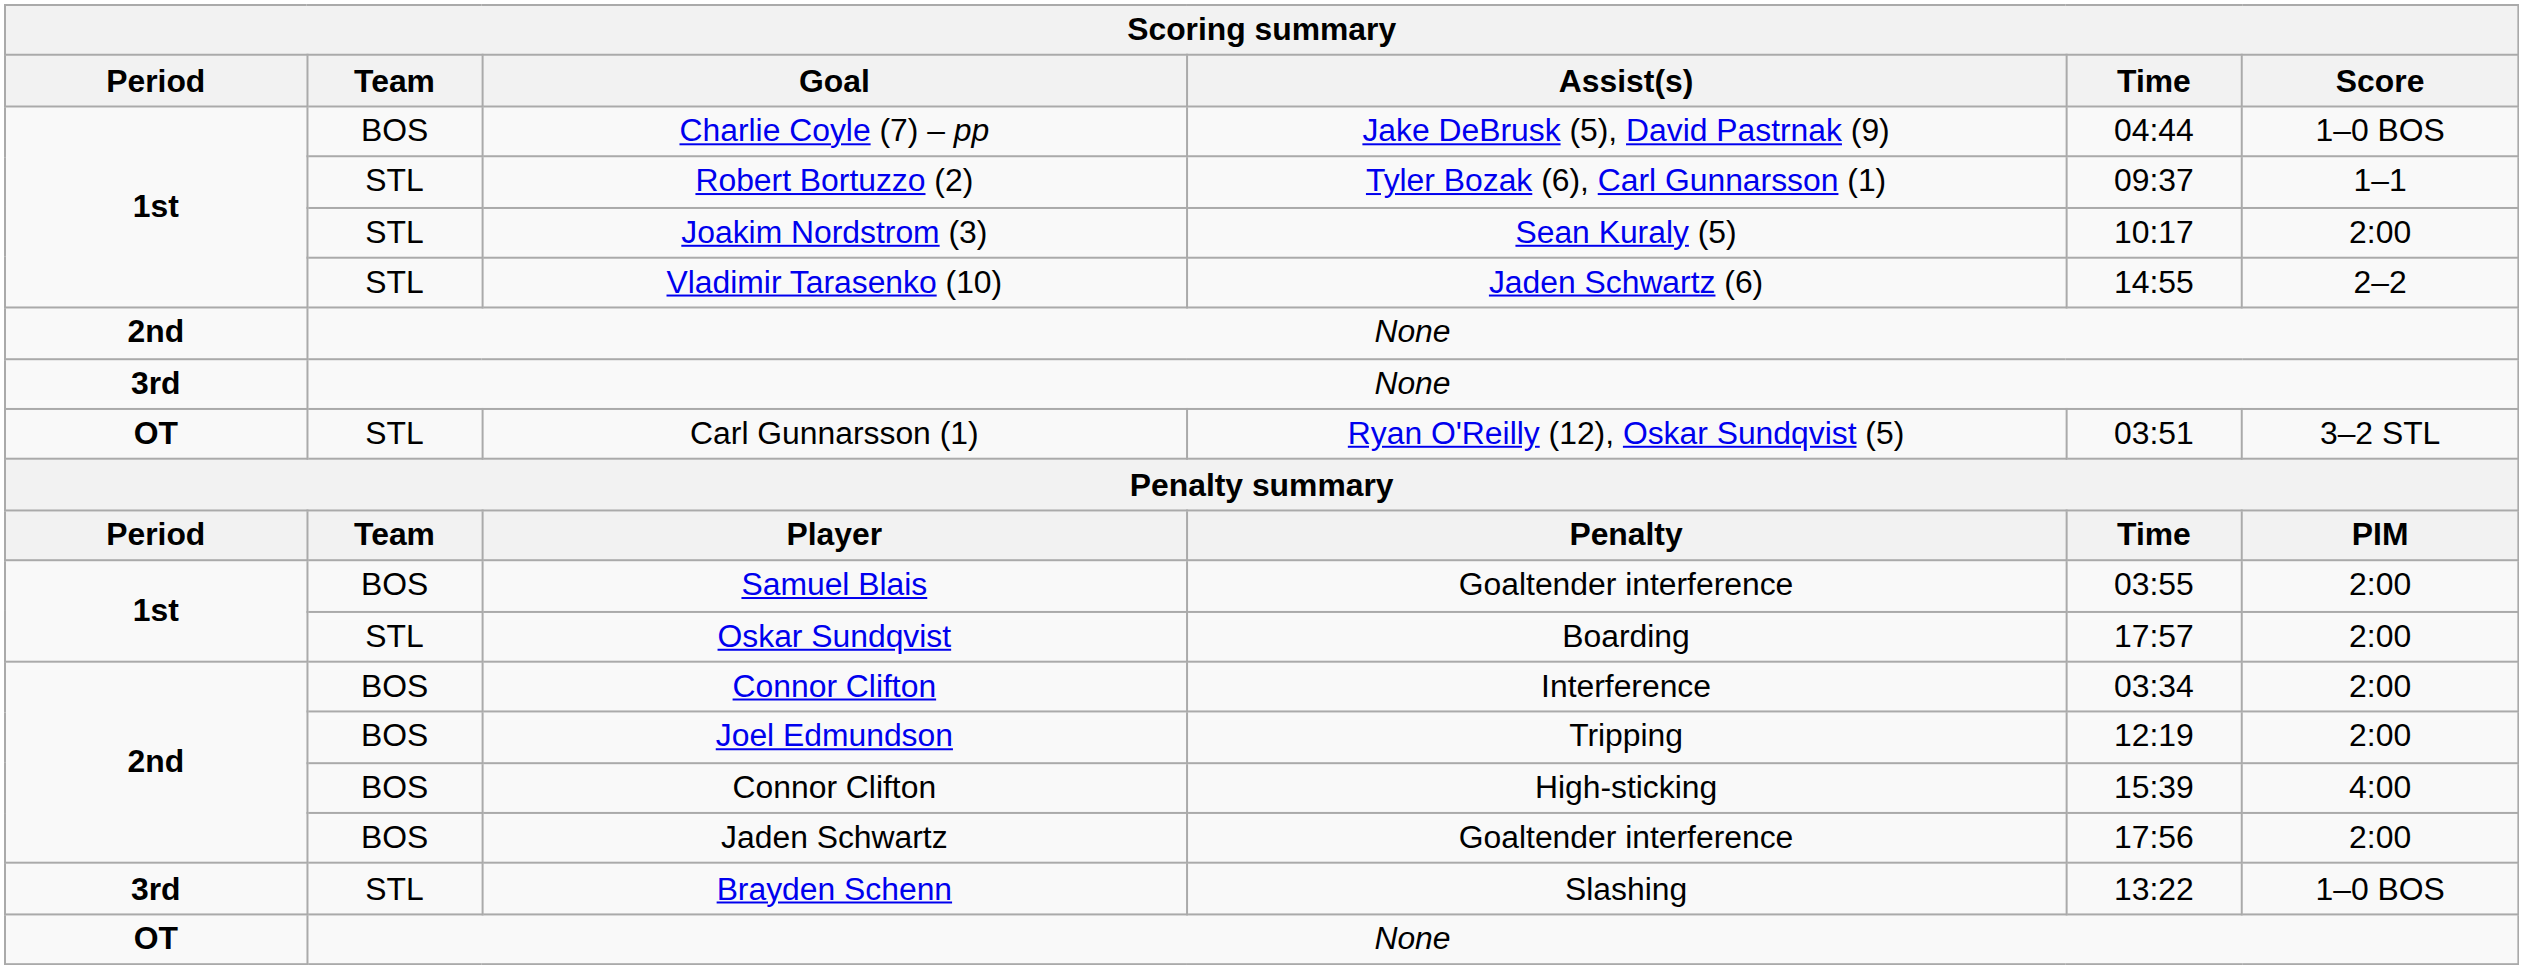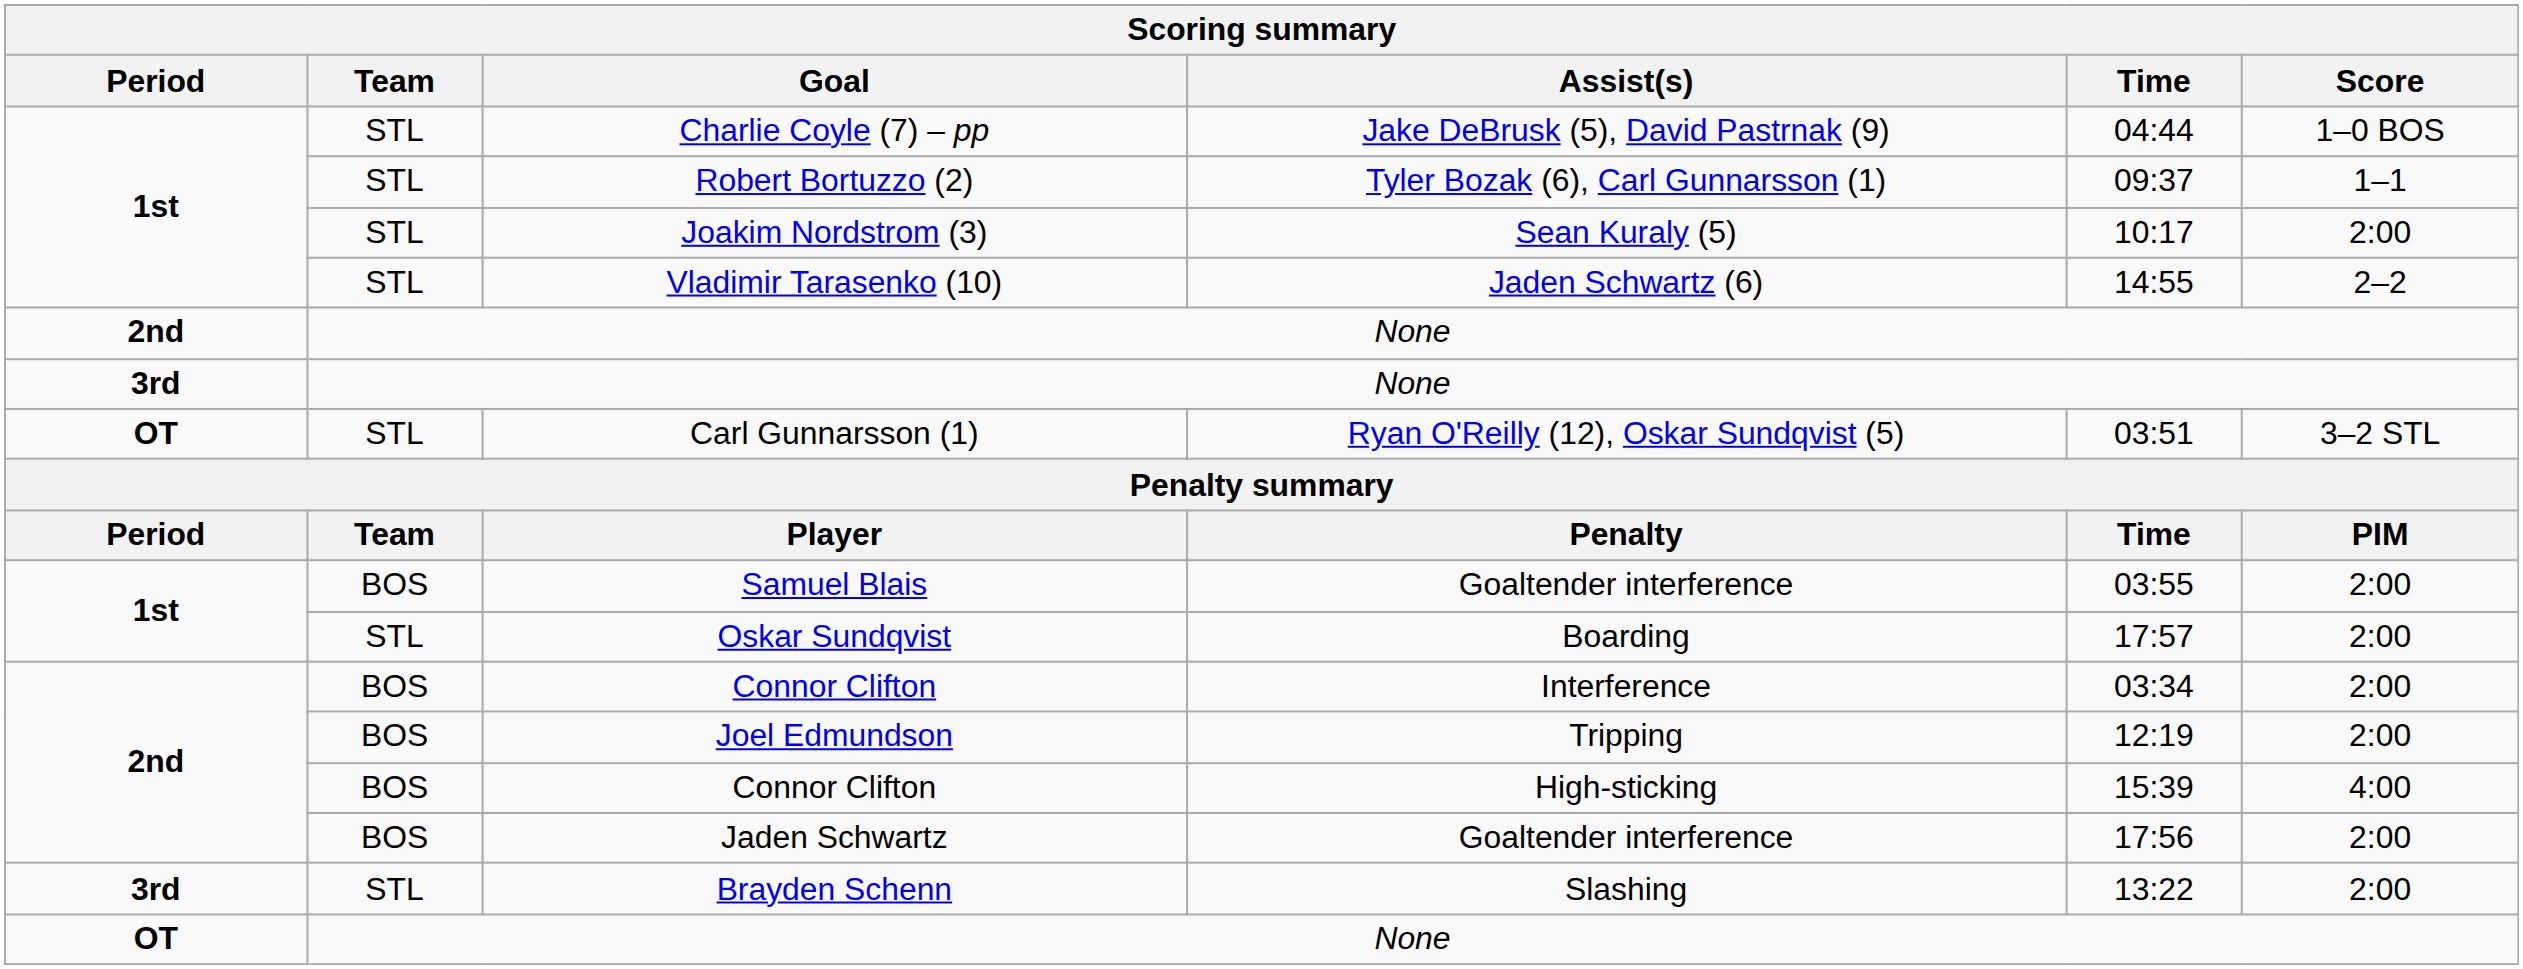(395, 130) BOS -> (395, 130) STL
(2380, 888) 1–0 BOS -> (2380, 888) 2:00
